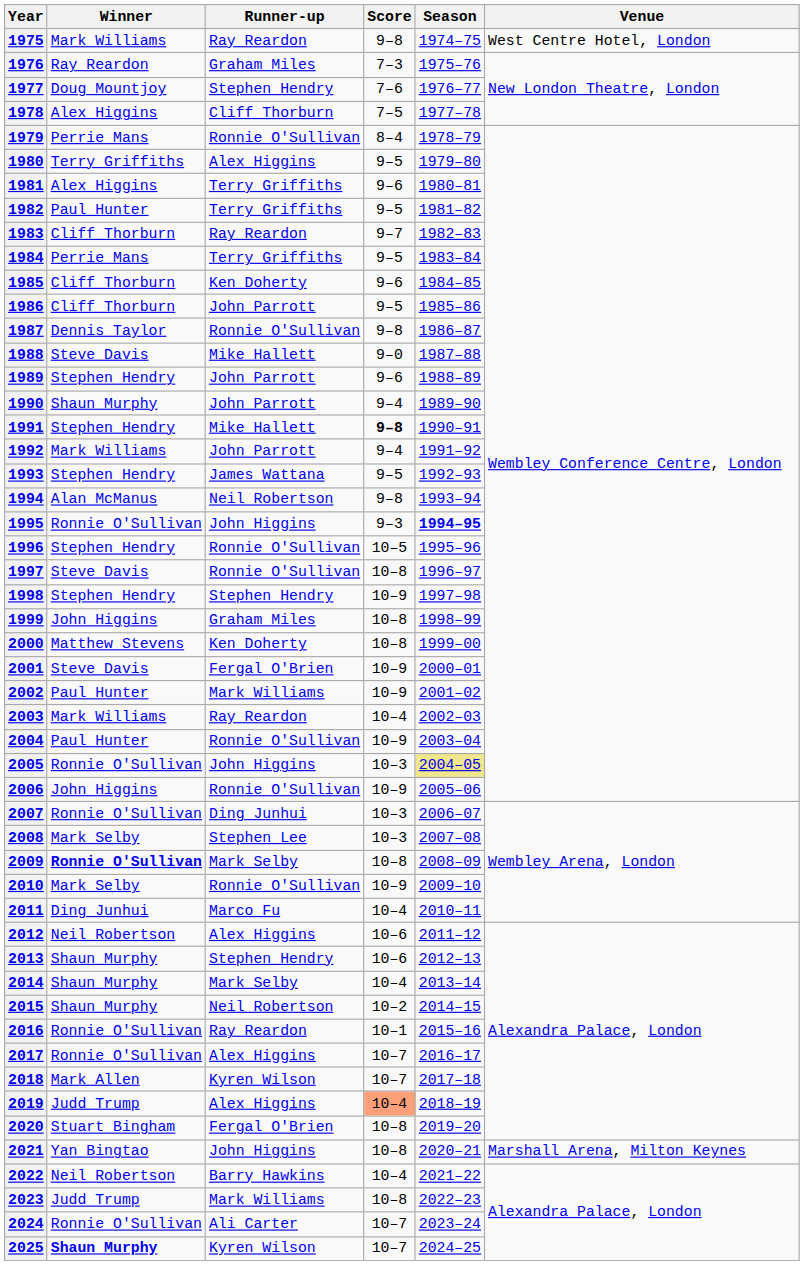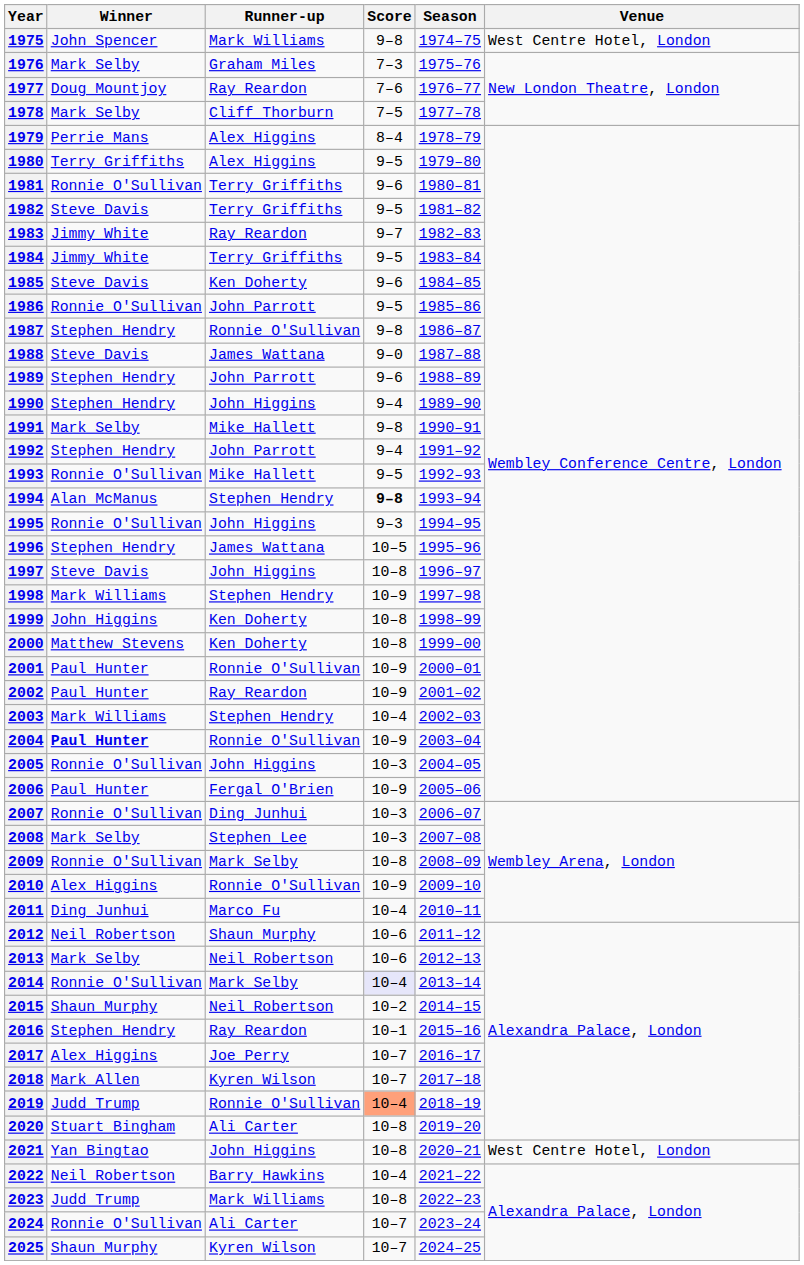(109, 41) Mark Williams -> (104, 41) John Spencer
(258, 41) Ray Reardon -> (267, 41) Mark Williams
(100, 65) Ray Reardon -> (95, 65) Mark Selby
(271, 89) Stephen Hendry -> (258, 89) Ray Reardon
(104, 113) Alex Higgins -> (95, 113) Mark Selby
(285, 137) Ronnie O'Sullivan -> (262, 137) Alex Higgins
(104, 186) Alex Higgins -> (126, 186) Ronnie O'Sullivan
(100, 210) Paul Hunter -> (100, 210) Steve Davis
(113, 234) Cliff Thorburn -> (100, 234) Jimmy White
(100, 258) Perrie Mans -> (100, 258) Jimmy White
(113, 282) Cliff Thorburn -> (100, 282) Steve Davis
(113, 306) Cliff Thorburn -> (126, 306) Ronnie O'Sullivan
(109, 331) Dennis Taylor -> (113, 331) Stephen Hendry
(262, 355) Mike Hallett -> (267, 355) James Wattana
(104, 403) Shaun Murphy -> (113, 403) Stephen Hendry
(262, 403) John Parrott -> (262, 403) John Higgins
(113, 427) Stephen Hendry -> (95, 427) Mark Selby
(389, 427) bold -> (389, 427) normal
(109, 451) Mark Williams -> (113, 451) Stephen Hendry
(113, 476) Stephen Hendry -> (126, 476) Ronnie O'Sullivan
(267, 476) James Wattana -> (262, 476) Mike Hallett
(271, 500) Neil Robertson -> (271, 500) Stephen Hendry
(389, 500) normal -> (389, 500) bold
(450, 524) bold -> (450, 524) normal
(285, 548) Ronnie O'Sullivan -> (267, 548) James Wattana
(285, 572) Ronnie O'Sullivan -> (262, 572) John Higgins
(113, 596) Stephen Hendry -> (109, 596) Mark Williams
(262, 620) Graham Miles -> (258, 620) Ken Doherty
(100, 669) Steve Davis -> (100, 669) Paul Hunter
(271, 669) Fergal O'Brien -> (285, 669) Ronnie O'Sullivan
(267, 693) Mark Williams -> (258, 693) Ray Reardon
(258, 717) Ray Reardon -> (271, 717) Stephen Hendry
(100, 741) normal -> (100, 741) bold
(450, 765) khaki background -> (450, 765) no background
(104, 790) John Higgins -> (100, 790) Paul Hunter
(285, 790) Ronnie O'Sullivan -> (271, 790) Fergal O'Brien
(126, 862) bold -> (126, 862) normal
(95, 886) Mark Selby -> (104, 886) Alex Higgins
(262, 934) Alex Higgins -> (262, 934) Shaun Murphy
(104, 959) Shaun Murphy -> (95, 959) Mark Selby
(271, 959) Stephen Hendry -> (271, 959) Neil Robertson
(104, 983) Shaun Murphy -> (126, 983) Ronnie O'Sullivan
(389, 983) no background -> (389, 983) lavender background
(126, 1031) Ronnie O'Sullivan -> (113, 1031) Stephen Hendry
(126, 1055) Ronnie O'Sullivan -> (104, 1055) Alex Higgins
(262, 1055) Alex Higgins -> (249, 1055) Joe Perry
(262, 1104) Alex Higgins -> (285, 1104) Ronnie O'Sullivan
(271, 1128) Fergal O'Brien -> (253, 1128) Ali Carter
(617, 1152) Marshall Arena, Milton Keynes -> (599, 1152) West Centre Hotel, London
(104, 1248) bold -> (104, 1248) normal
